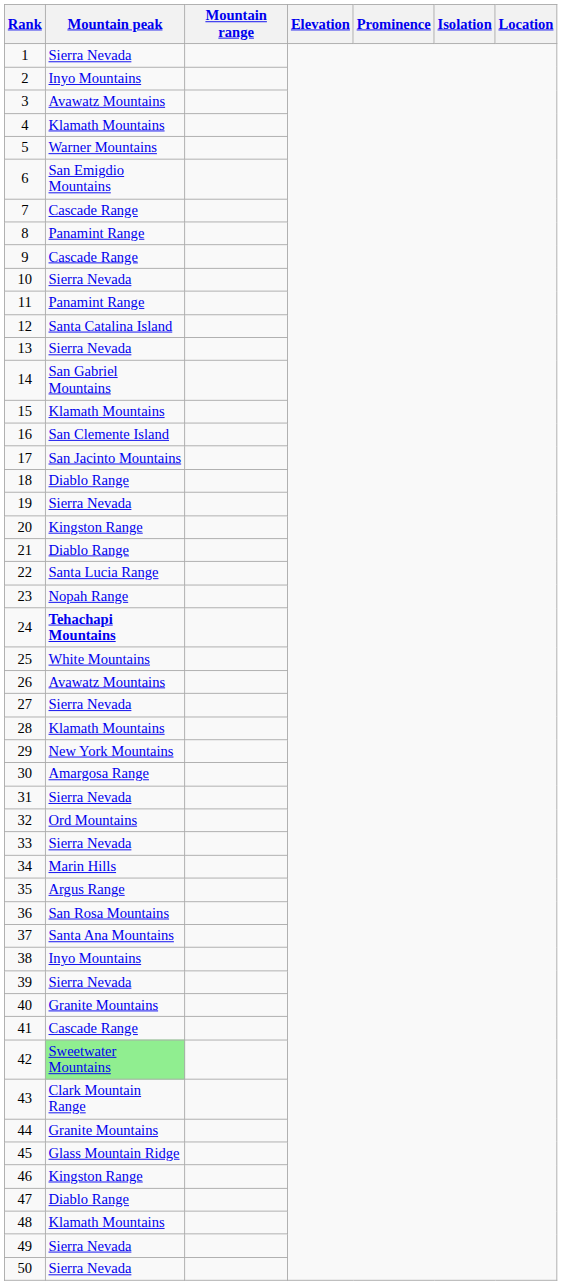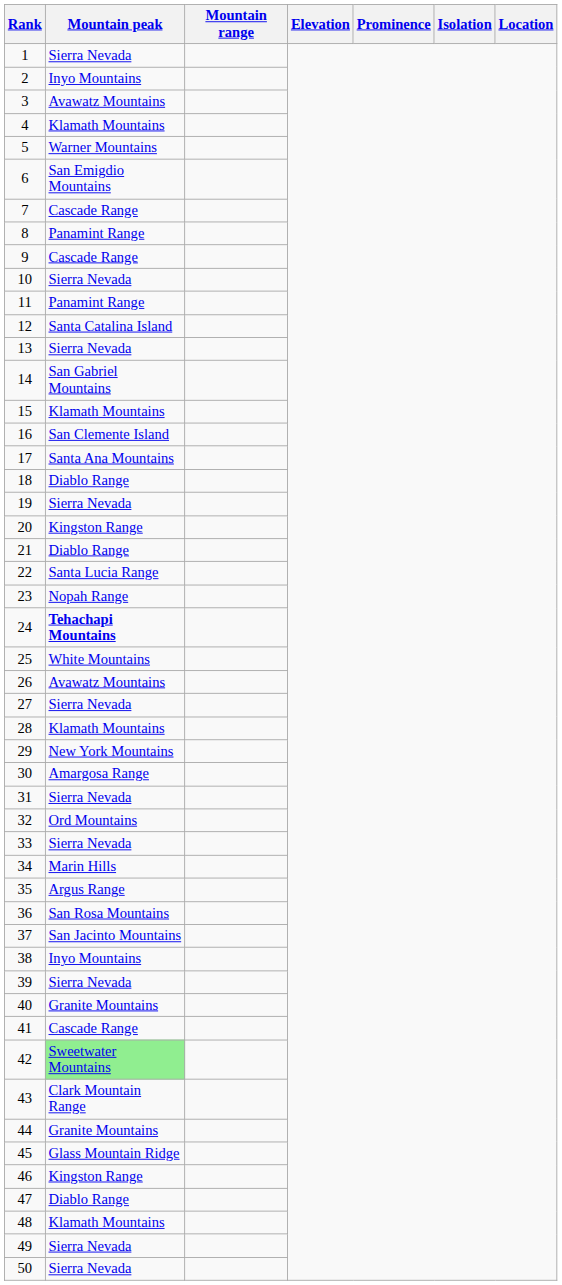(115, 457) San Jacinto Mountains -> (111, 457) Santa Ana Mountains
(111, 935) Santa Ana Mountains -> (115, 935) San Jacinto Mountains
